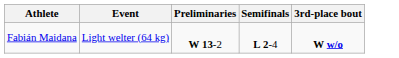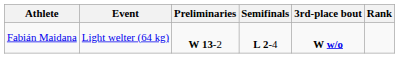+ column: (379, 13)
